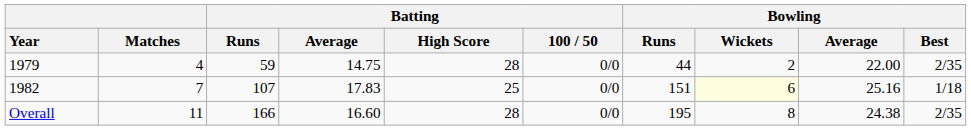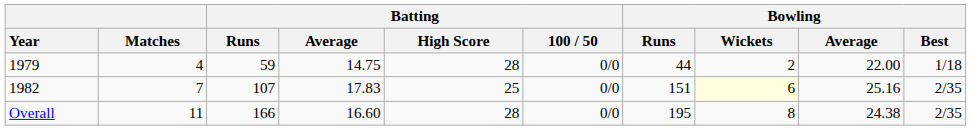(948, 64) 2/35 -> (948, 64) 1/18
(948, 88) 1/18 -> (948, 88) 2/35
